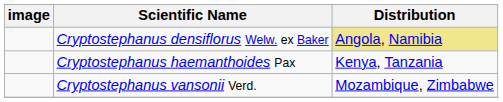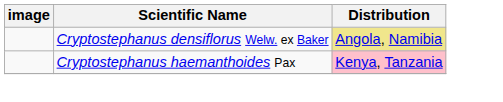(389, 62) no background -> (389, 62) pink background
- row: (157, 85)
